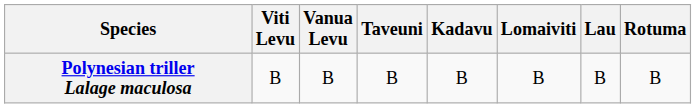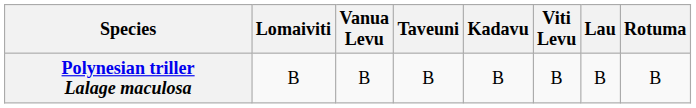columns swapped: (275, 29) <-> (539, 29)
